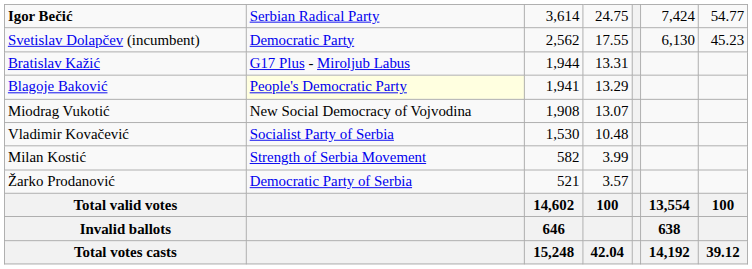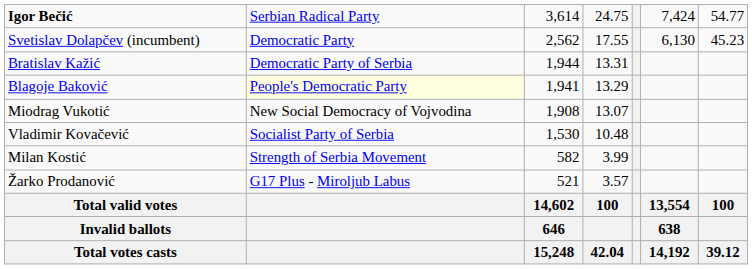(330, 63) G17 Plus - Miroljub Labus -> (331, 63) Democratic Party of Serbia
(331, 181) Democratic Party of Serbia -> (330, 181) G17 Plus - Miroljub Labus
